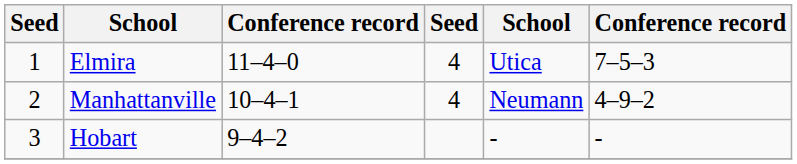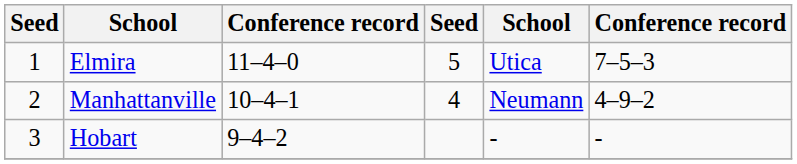(454, 61) 4 -> (454, 61) 5
